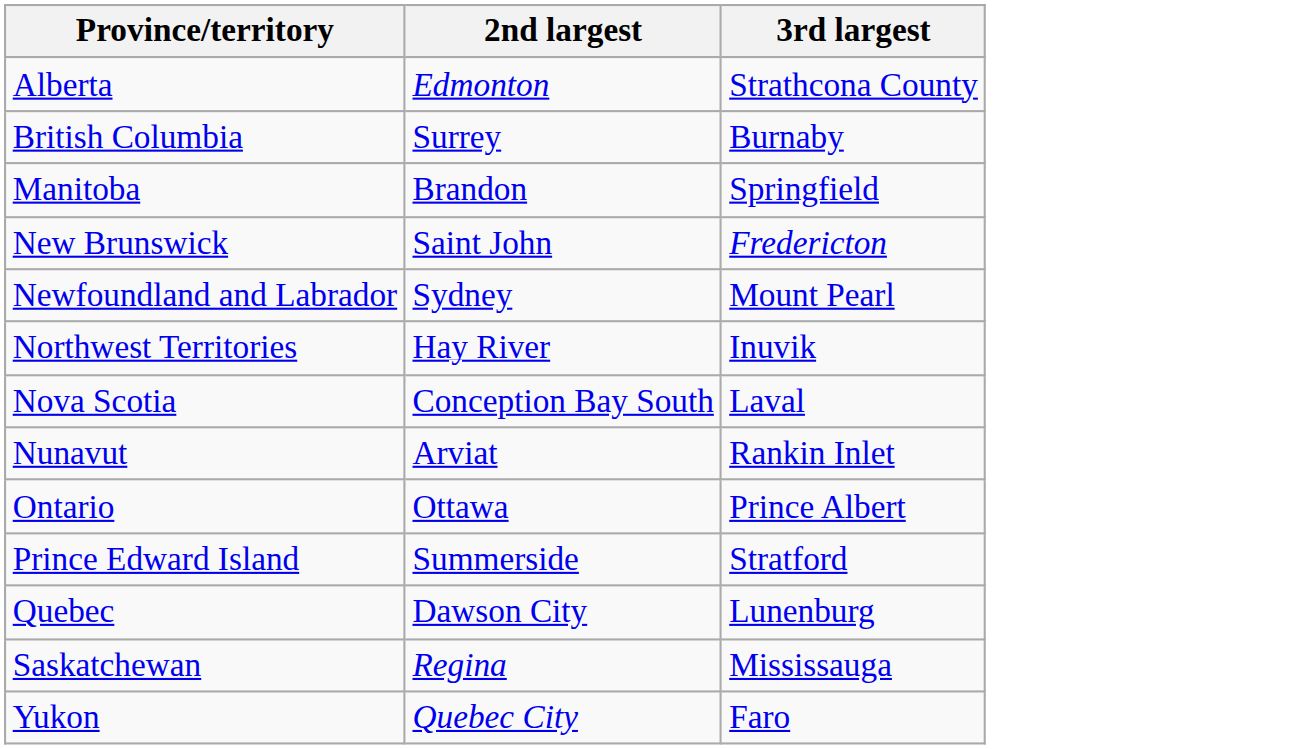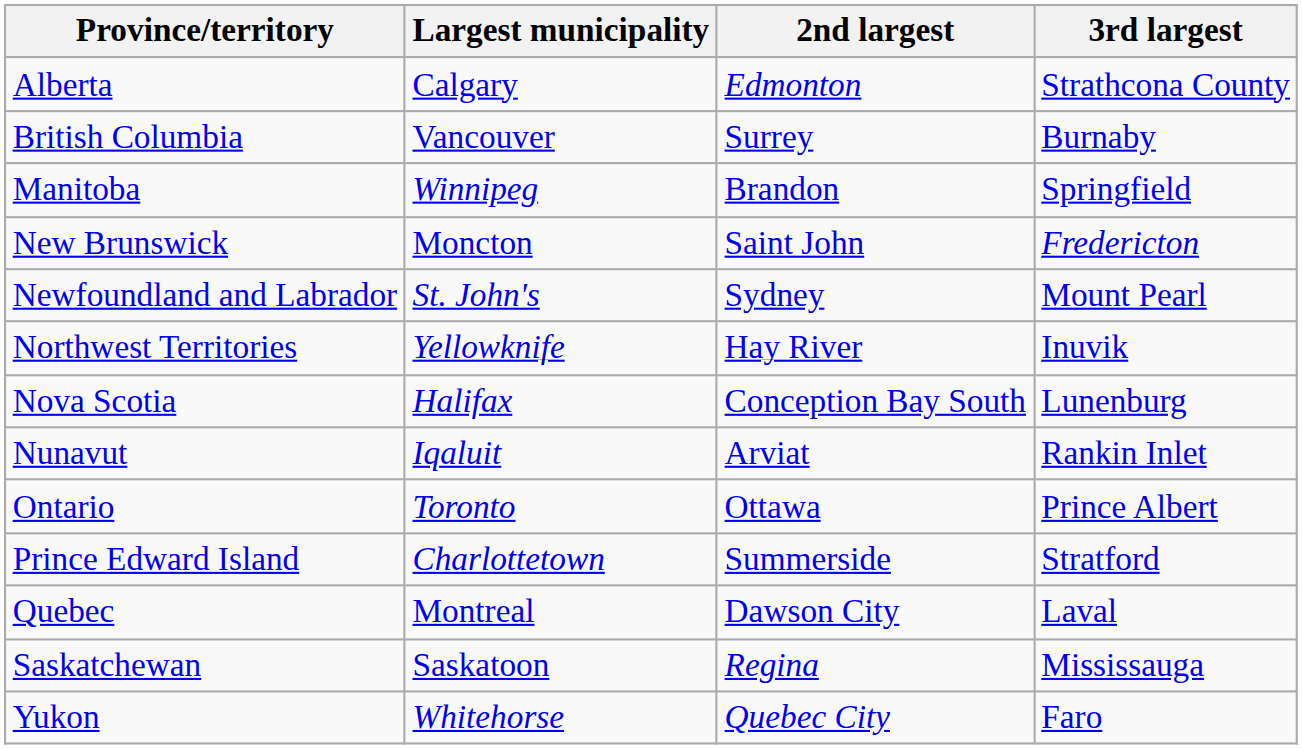+ column: (561, 30)
(767, 400) Laval -> (1114, 400) Lunenburg
(802, 611) Lunenburg -> (1079, 611) Laval
